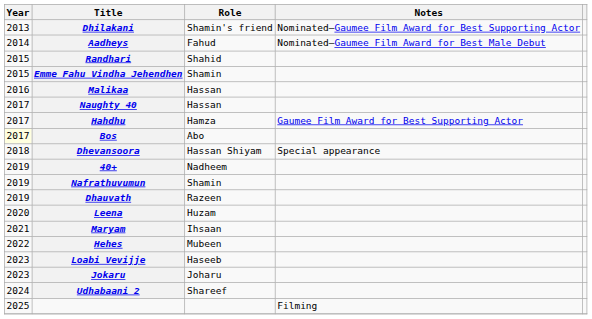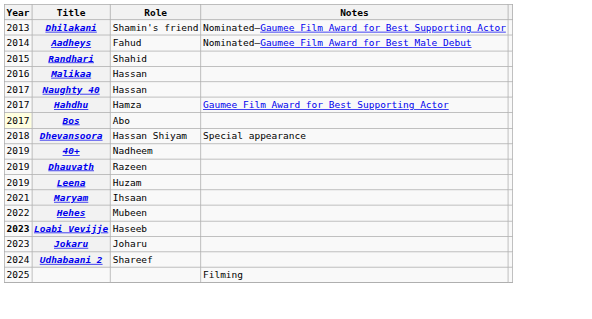- row: (108, 74)
- row: (108, 182)
(18, 213) 2020 -> (18, 182) 2019
(18, 260) normal -> (18, 229) bold
